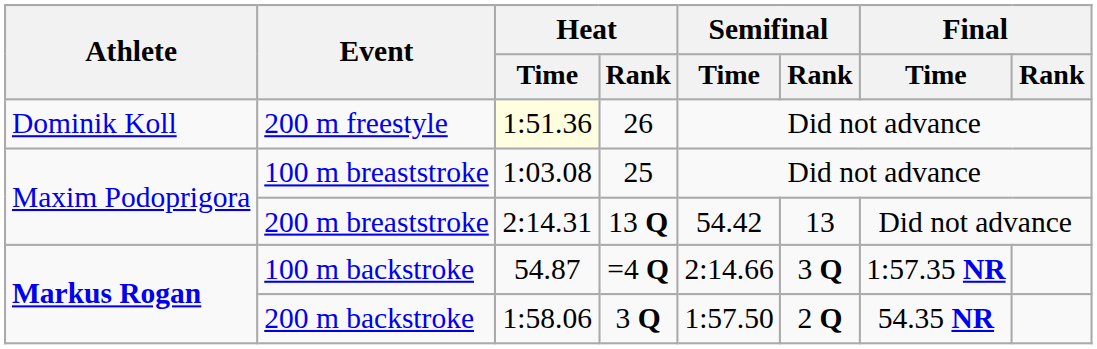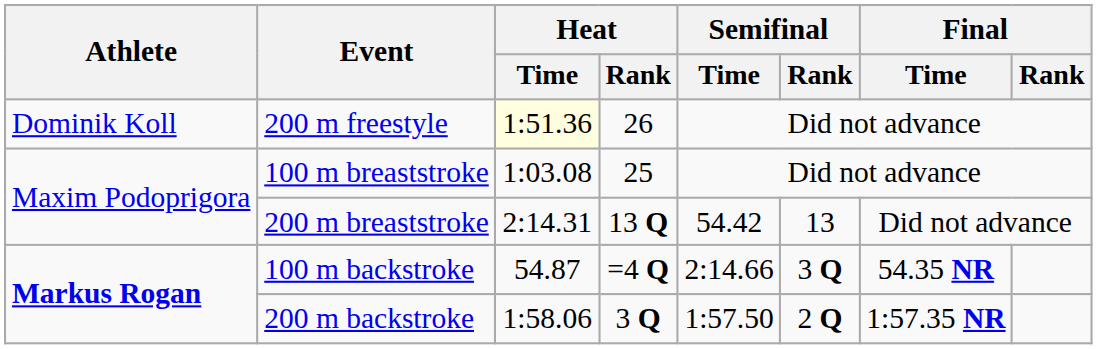(936, 270) 1:57.35 NR -> (936, 270) 54.35 NR
(936, 318) 54.35 NR -> (936, 318) 1:57.35 NR
